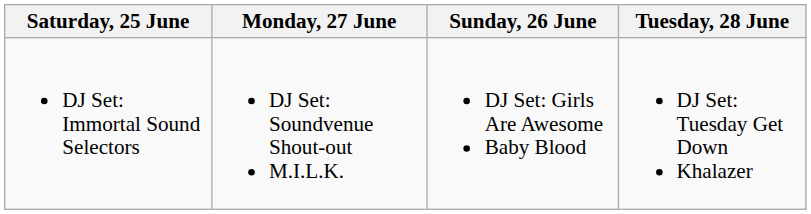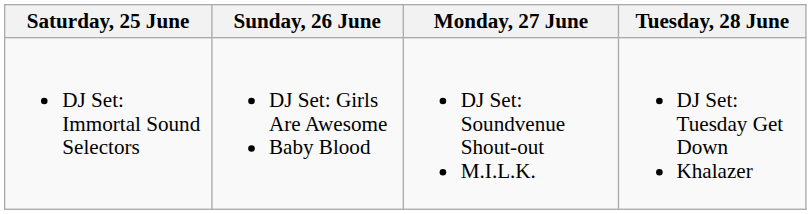columns swapped: (523, 21) <-> (319, 21)
